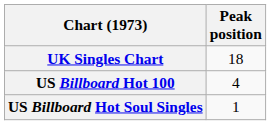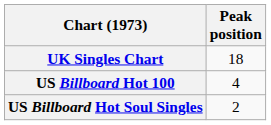(236, 107) 1 -> (236, 107) 2
